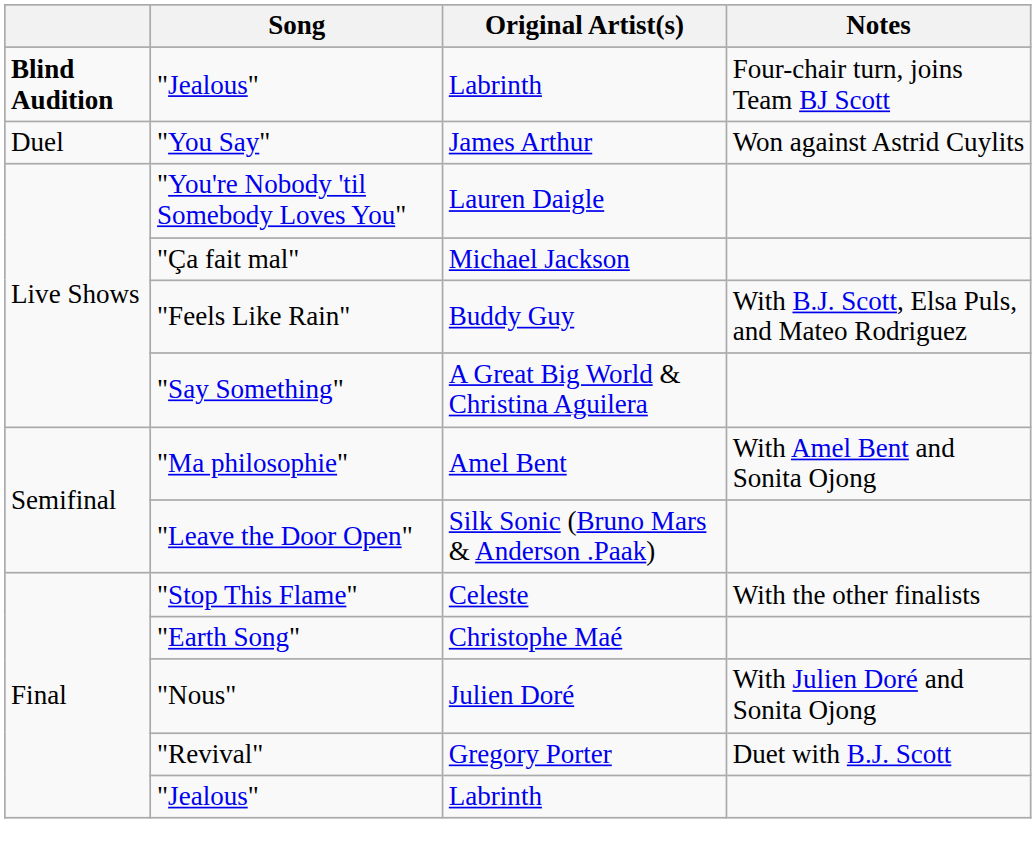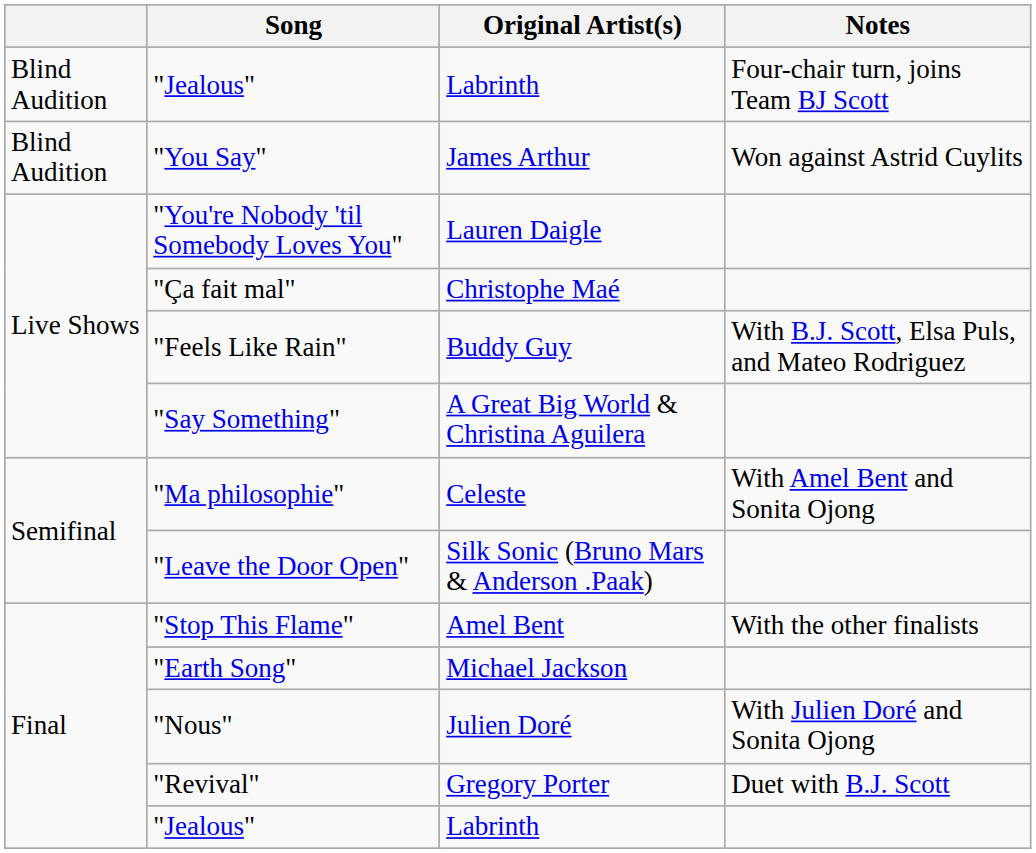(62, 84) bold -> (59, 84) normal
(37, 142) Duel -> (59, 157) Blind Audition
(539, 258) Michael Jackson -> (533, 288) Christophe Maé
(508, 463) Amel Bent -> (486, 493) Celeste
(489, 594) Celeste -> (505, 624) Amel Bent
(536, 637) Christophe Maé -> (537, 667) Michael Jackson
